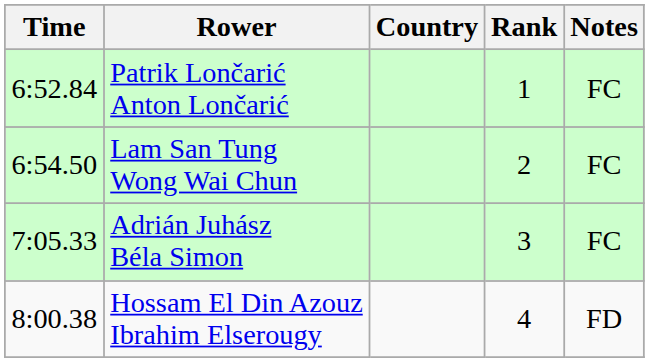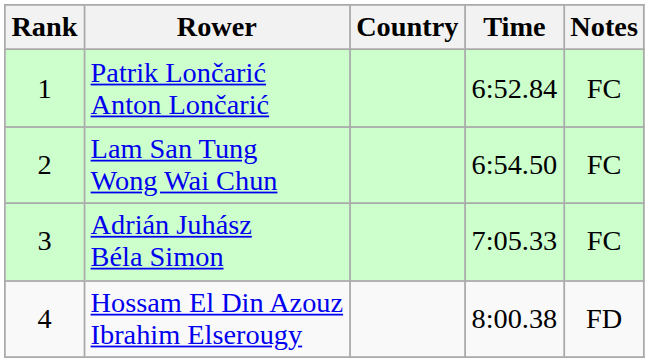columns swapped: (524, 26) <-> (54, 26)
